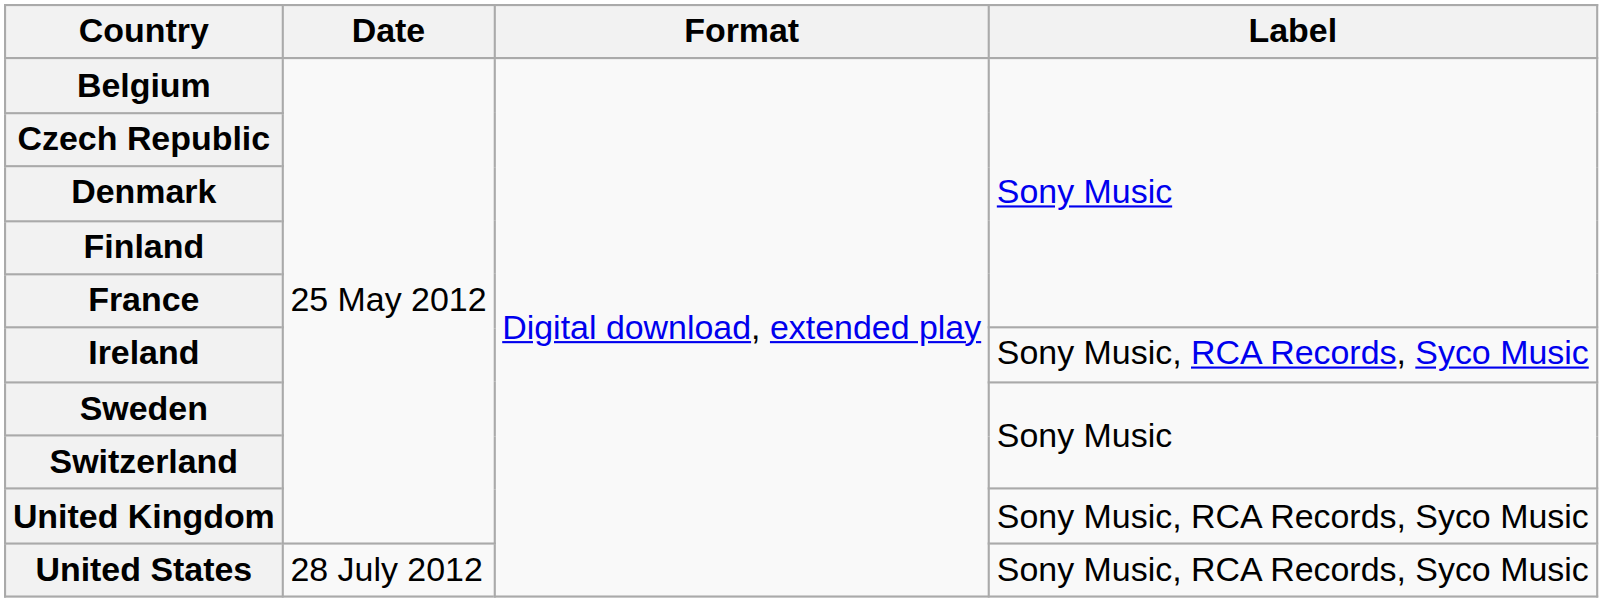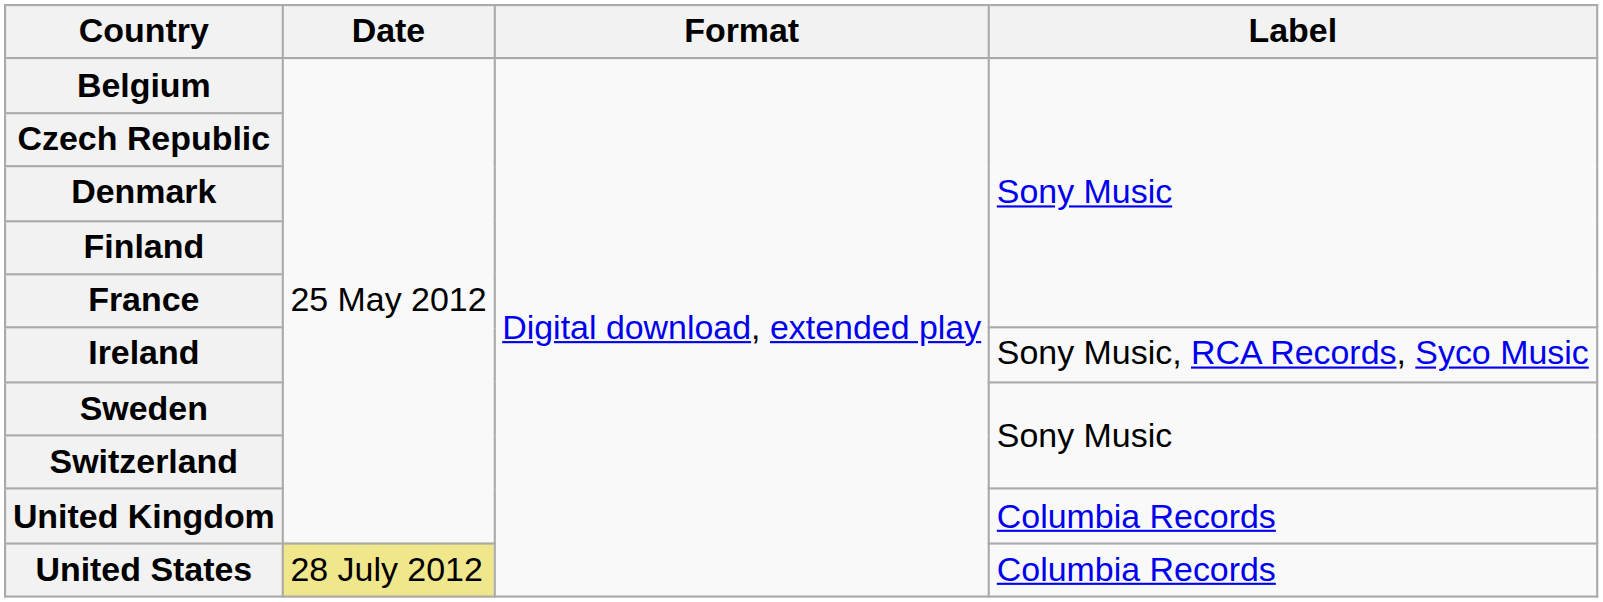(1293, 515) Sony Music, RCA Records, Syco Music -> (1136, 515) Columbia Records
(387, 569) no background -> (387, 569) khaki background
(1293, 569) Sony Music, RCA Records, Syco Music -> (1136, 569) Columbia Records
